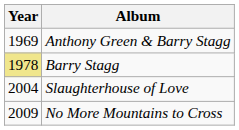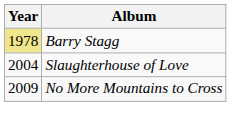- row: (138, 40)
